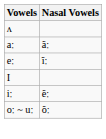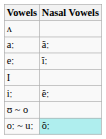+ row: (17, 110)
(46, 110) no background -> (46, 126) paleturquoise background
